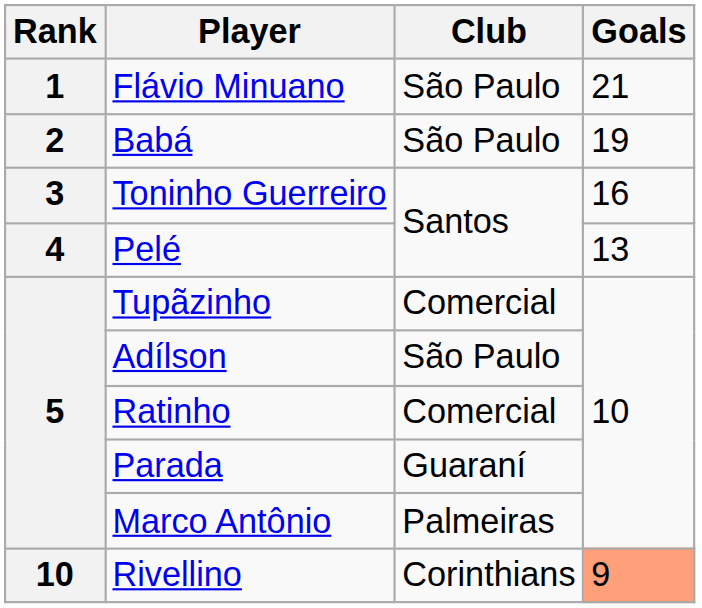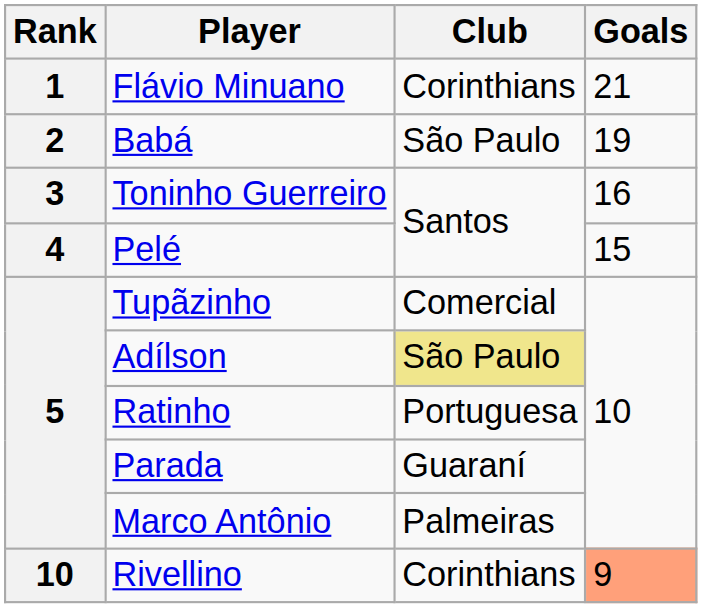(481, 85) São Paulo -> (489, 85) Corinthians
(610, 248) 13 -> (612, 248) 15
(481, 357) no background -> (481, 357) khaki background
(479, 411) Comercial -> (490, 411) Portuguesa
